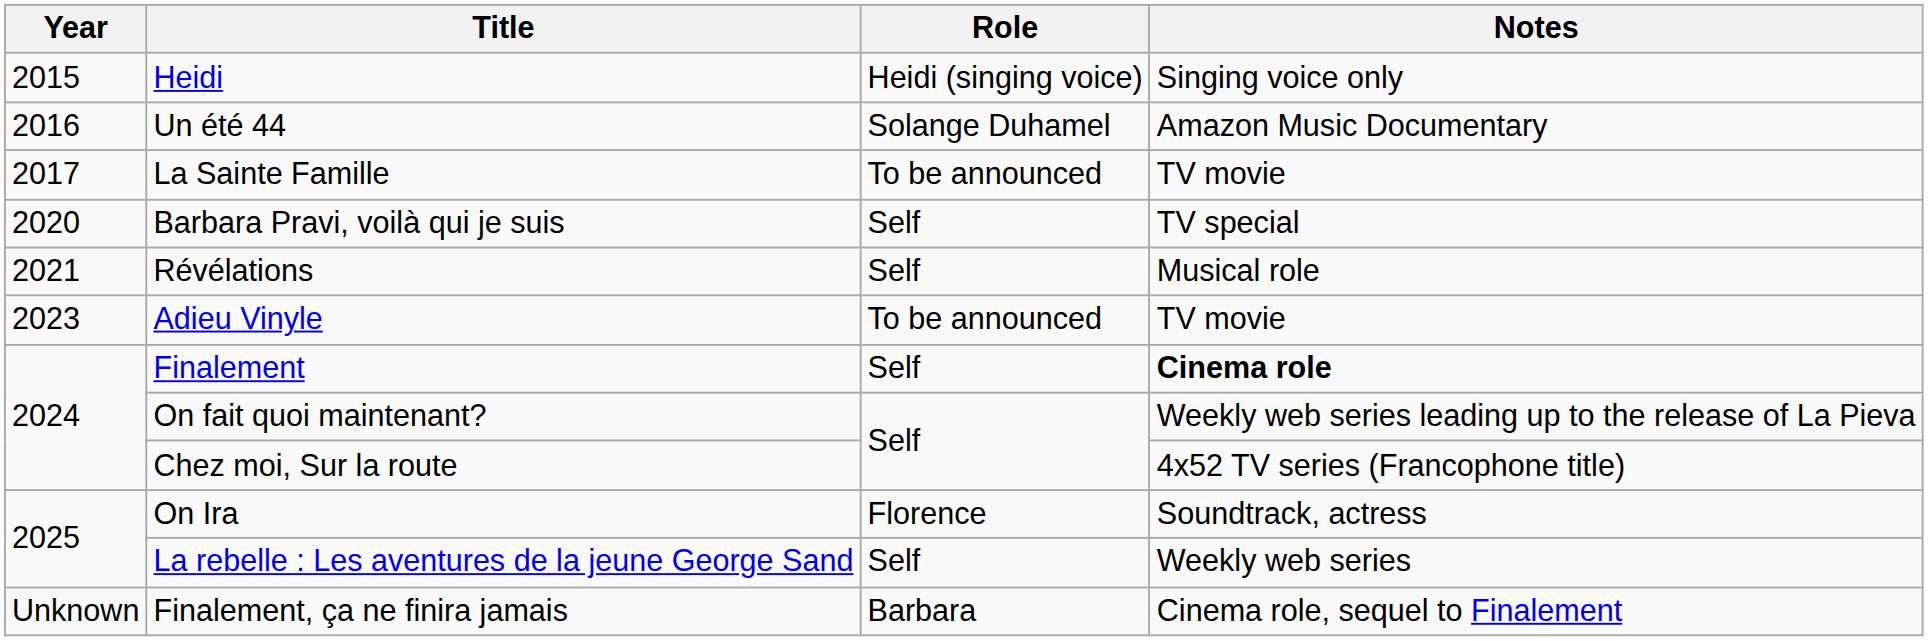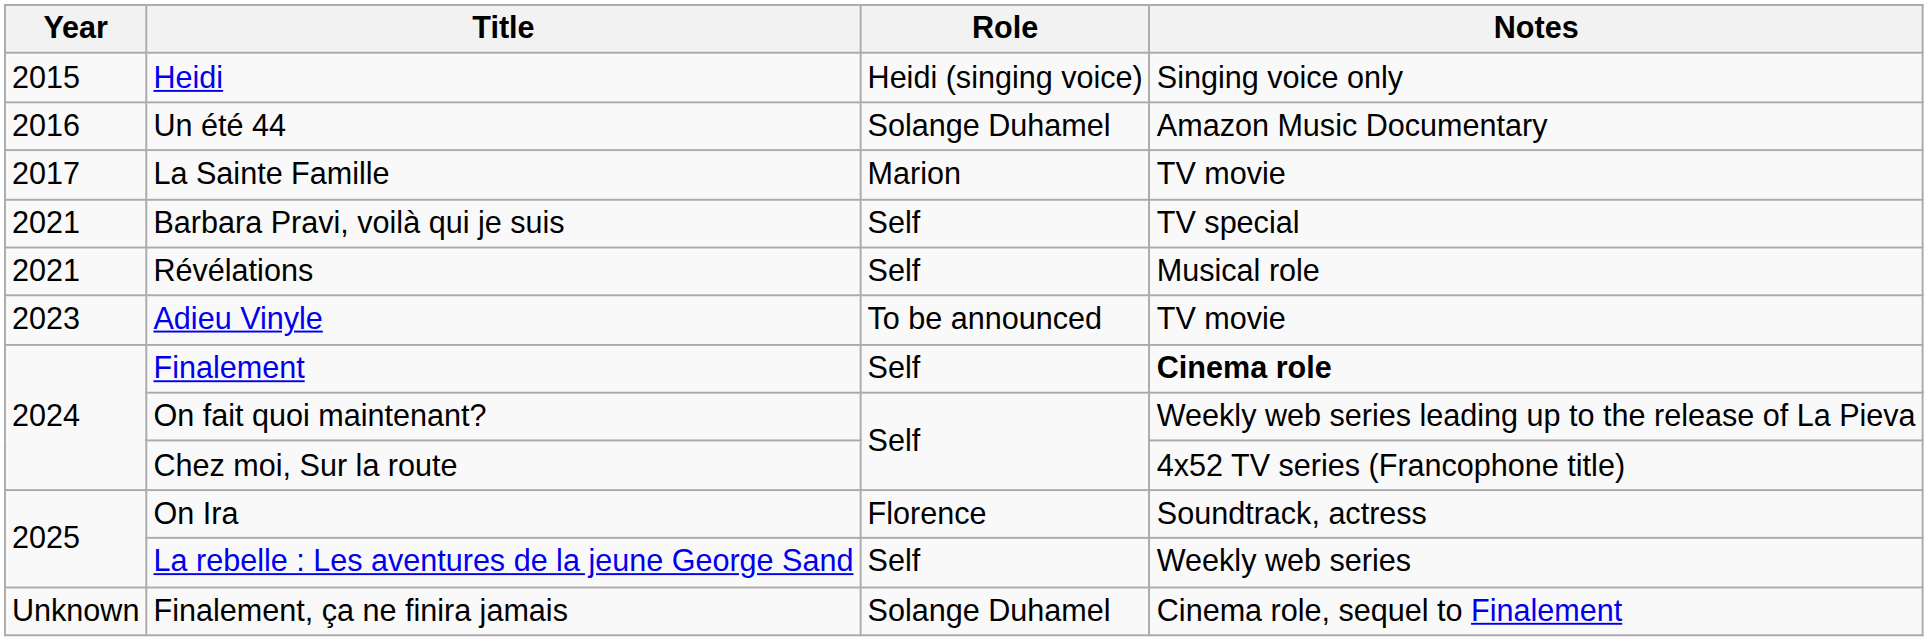(985, 174) To be announced -> (914, 174) Marion
(46, 222) 2020 -> (46, 222) 2021
(922, 610) Barbara -> (989, 610) Solange Duhamel
